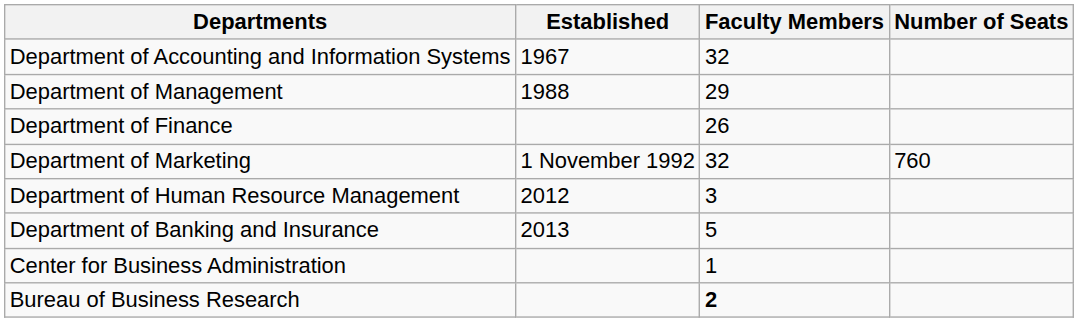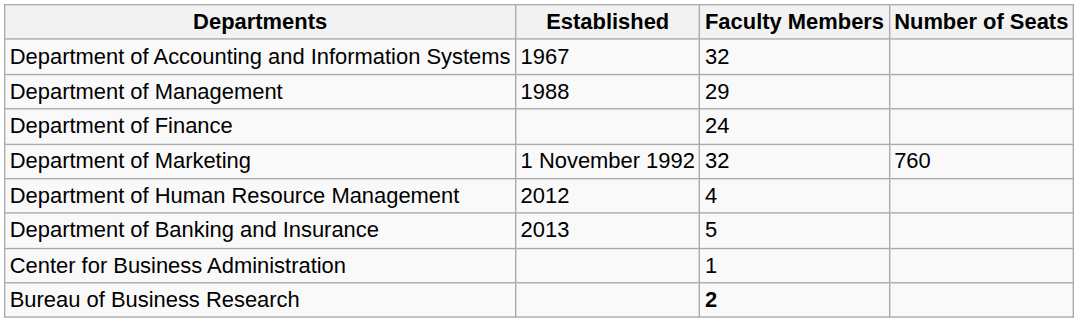(717, 126) 26 -> (717, 126) 24
(711, 195) 3 -> (711, 195) 4
